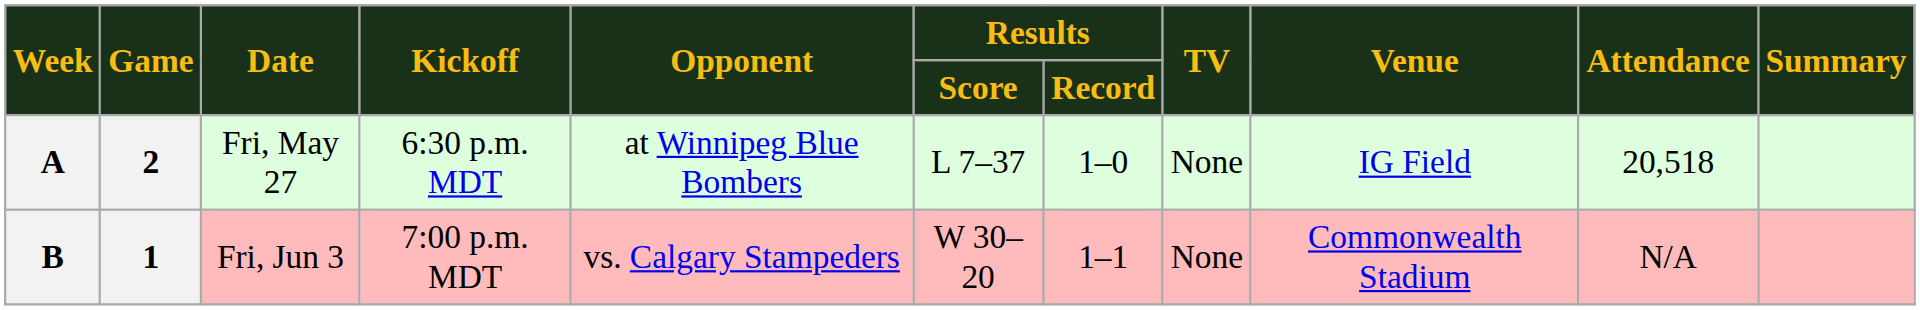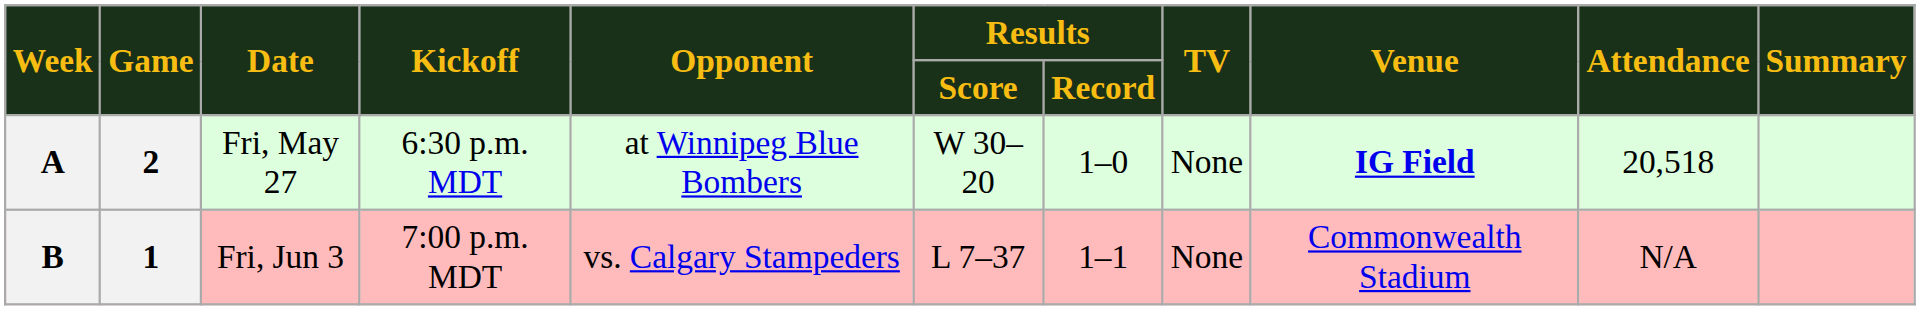(978, 162) L 7–37 -> (978, 162) W 30–20
(1415, 162) normal -> (1415, 162) bold
(978, 257) W 30–20 -> (978, 257) L 7–37
